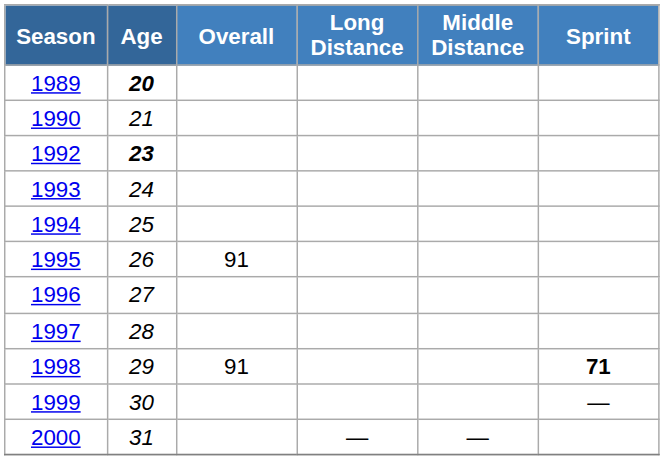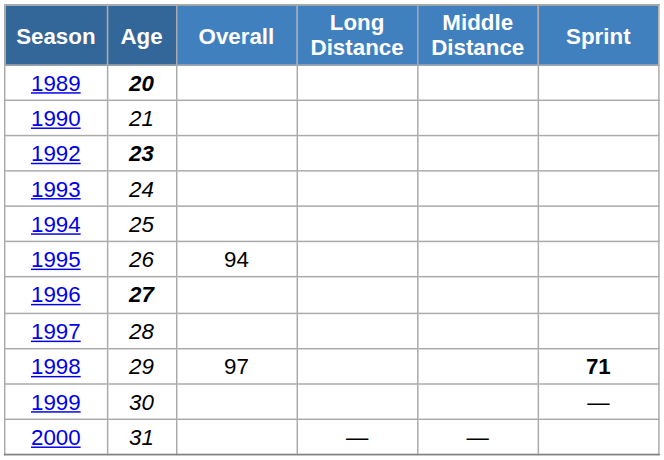(236, 260) 91 -> (236, 260) 94
(142, 295) normal -> (142, 295) bold
(236, 366) 91 -> (236, 366) 97
